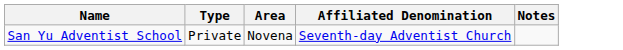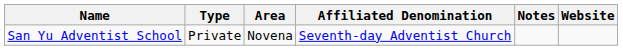+ column: (588, 15)
